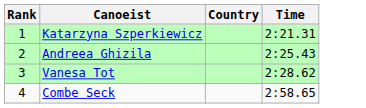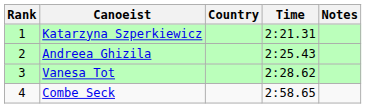+ column: (340, 14)
